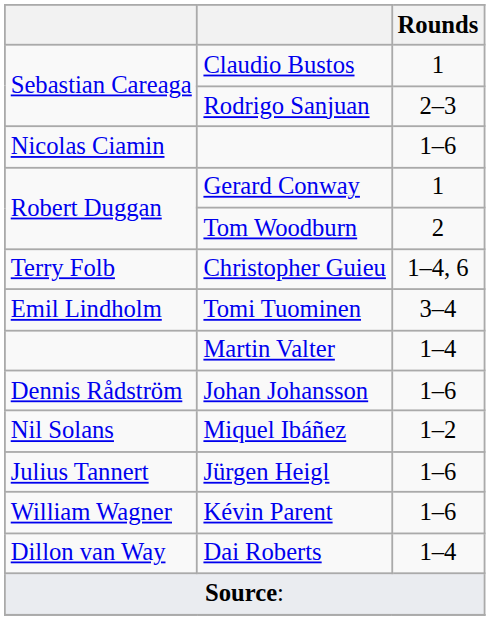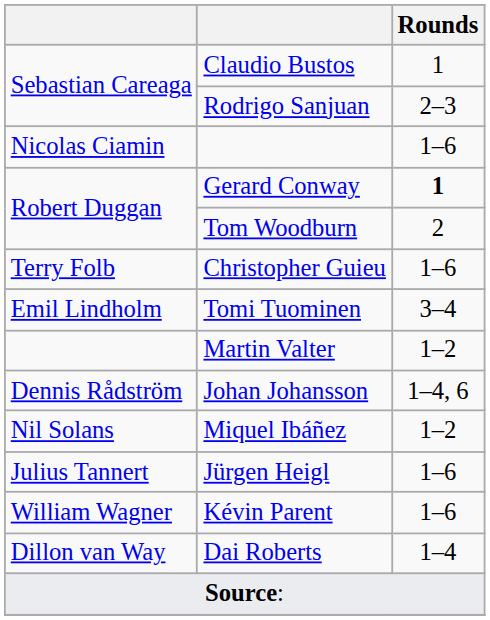(438, 186) normal -> (438, 186) bold
(438, 268) 1–4, 6 -> (438, 268) 1–6
(438, 349) 1–4 -> (438, 349) 1–2
(438, 389) 1–6 -> (438, 389) 1–4, 6
